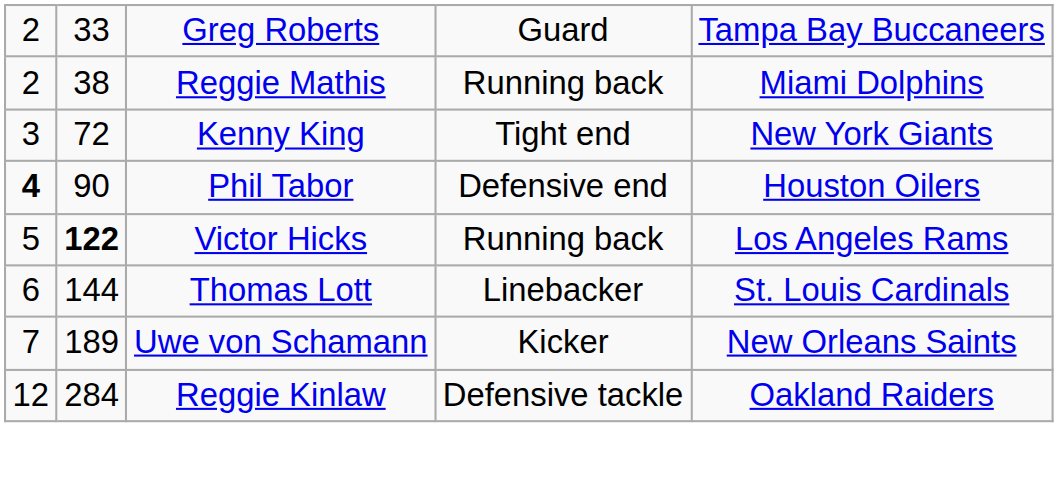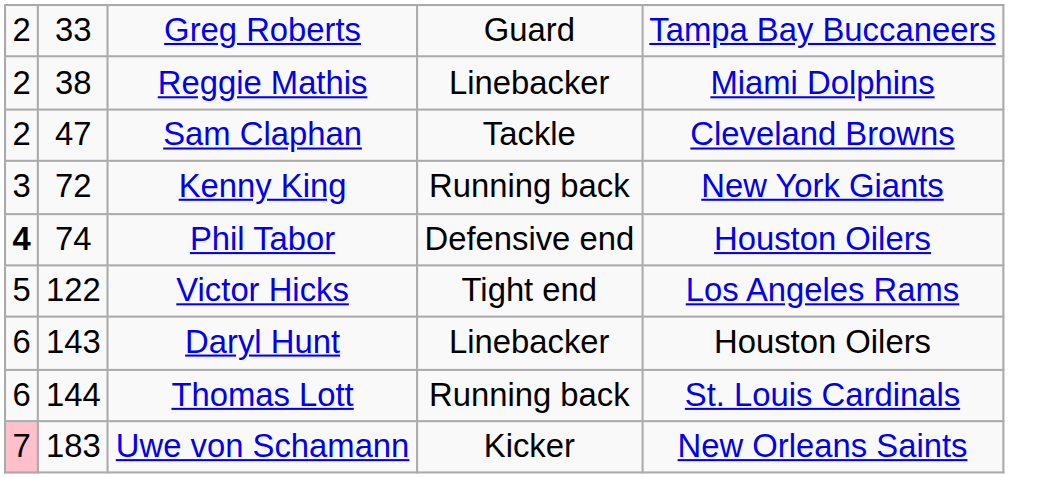(563, 82) Running back -> (529, 82) Linebacker
+ row: (263, 134)
(563, 134) Tight end -> (529, 186) Running back
(92, 186) 90 -> (73, 238) 74
(92, 238) bold -> (73, 290) normal
(563, 238) Running back -> (529, 290) Tight end
+ row: (263, 342)
(563, 290) Linebacker -> (529, 394) Running back
(31, 342) no background -> (22, 446) pink background
(92, 342) 189 -> (73, 446) 183
- row: (281, 394)
